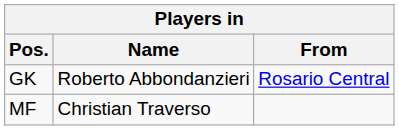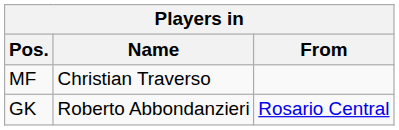rows swapped: (23, 79) <-> (23, 109)
